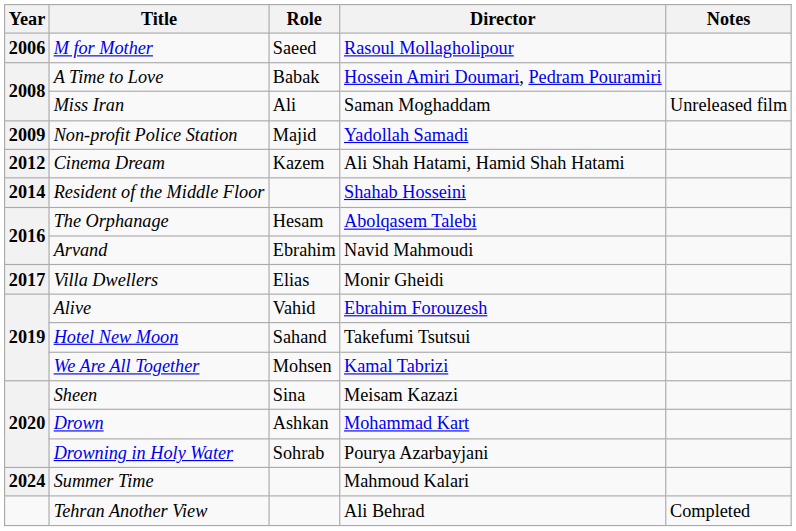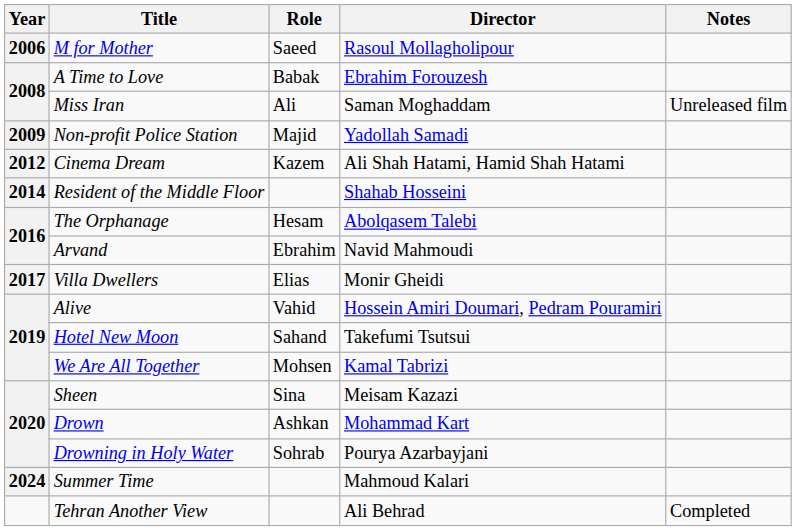(503, 76) Hossein Amiri Doumari, Pedram Pouramiri -> (416, 76) Ebrahim Forouzesh
(416, 308) Ebrahim Forouzesh -> (503, 308) Hossein Amiri Doumari, Pedram Pouramiri
